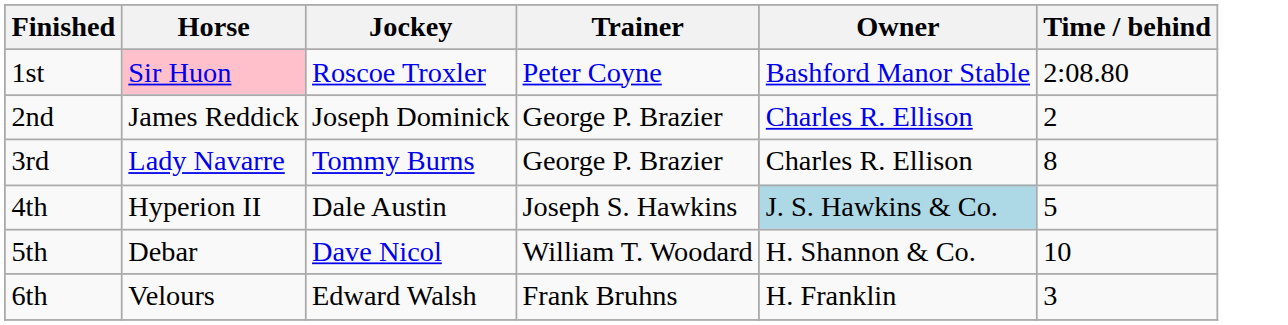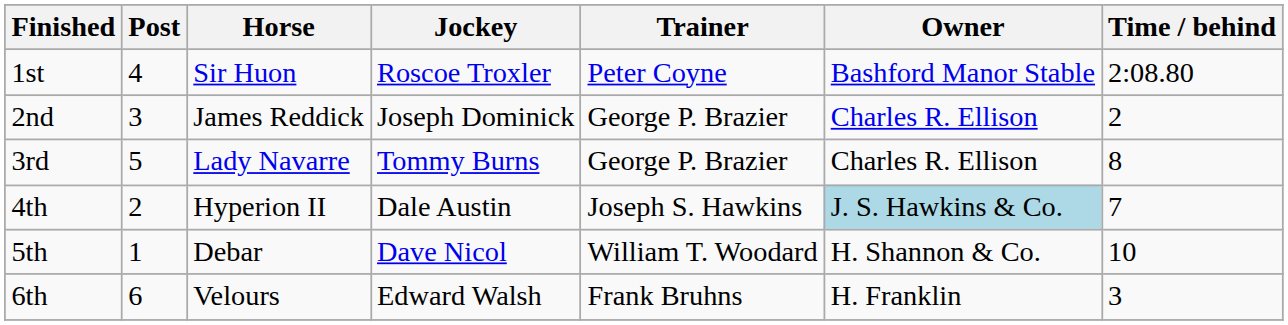+ column: (154, 26)
(180, 71) pink background -> (245, 71) no background
(1050, 206) 5 -> (1115, 206) 7
